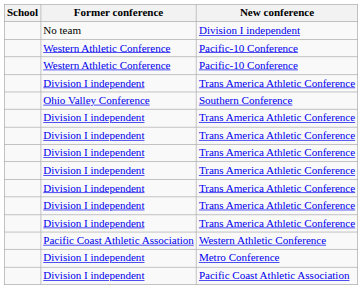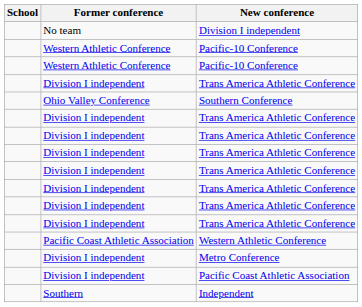+ row: (63, 293)
